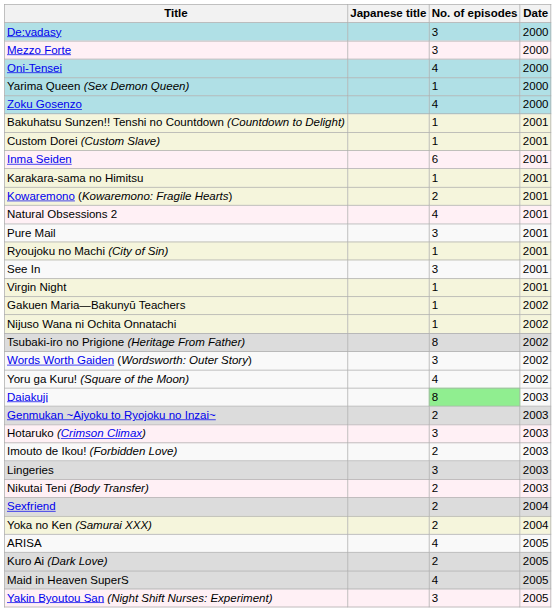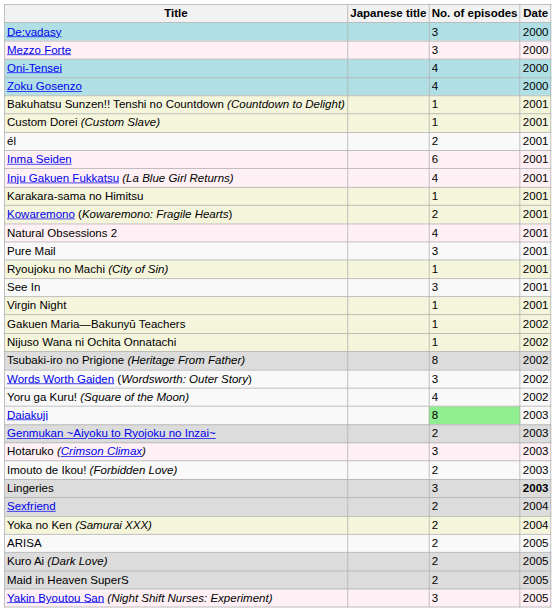- row: (98, 86)
+ row: (11, 141)
+ row: (120, 178)
(536, 470) normal -> (536, 488) bold
- row: (78, 488)
(435, 543) 4 -> (435, 543) 2
(435, 580) 4 -> (435, 580) 2
